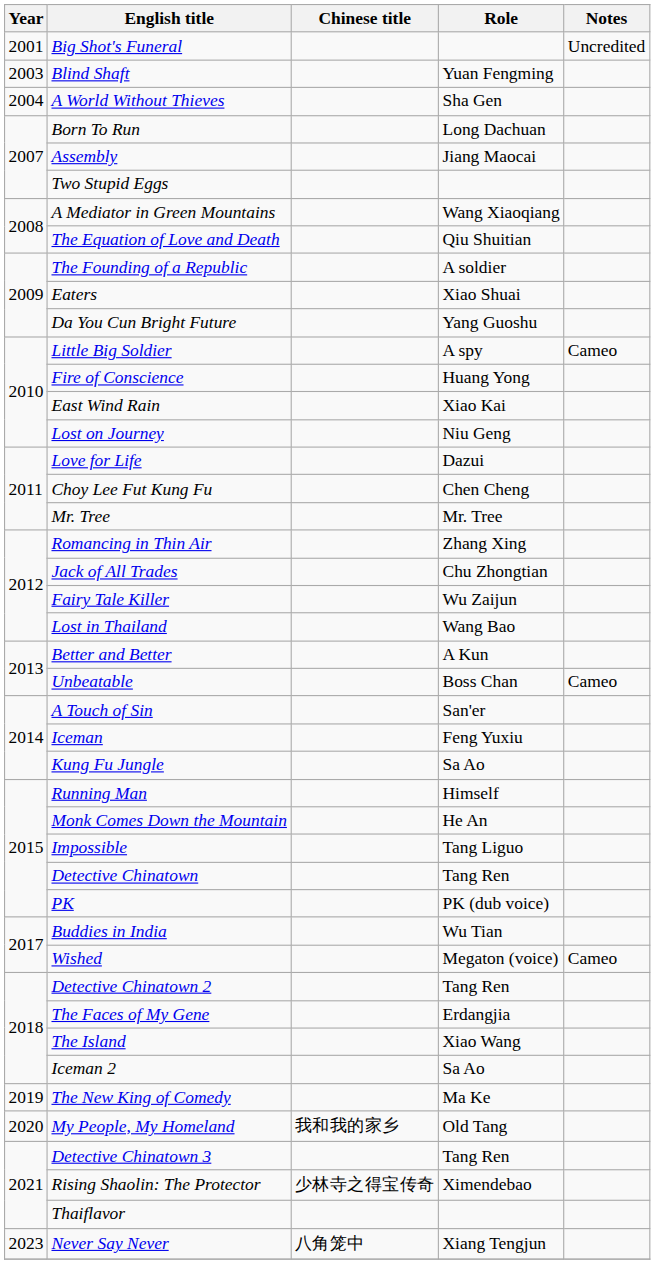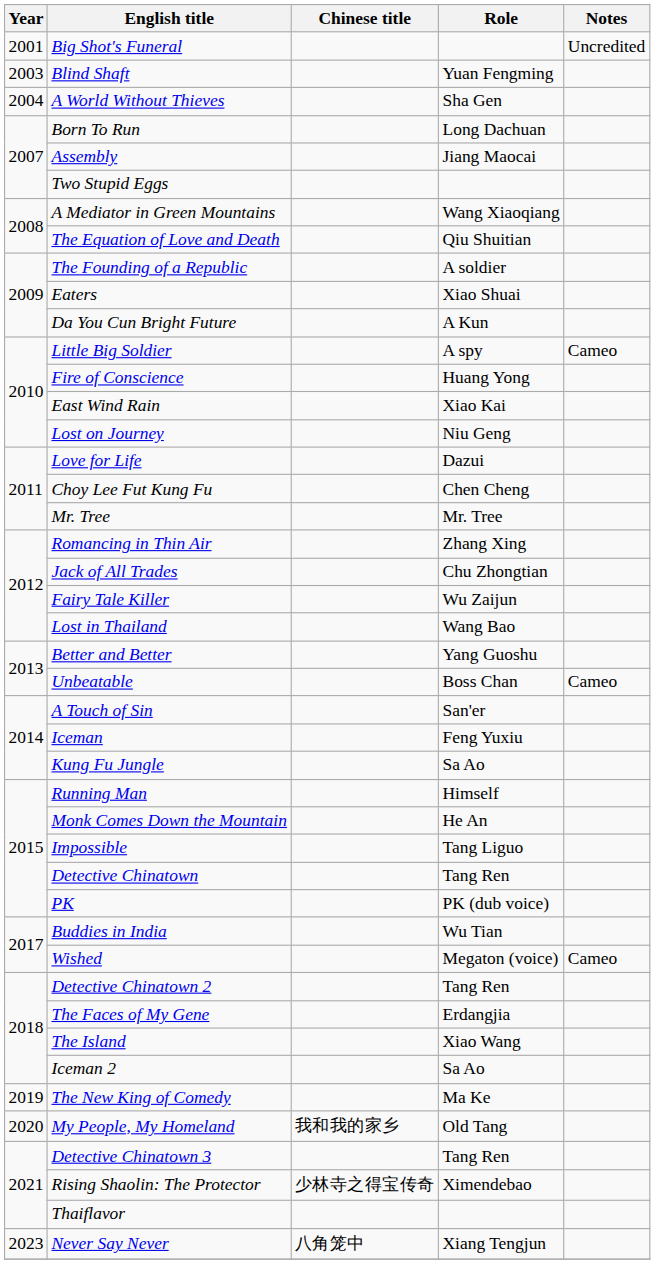(490, 322) Yang Guoshu -> (466, 322) A Kun
(466, 654) A Kun -> (490, 654) Yang Guoshu
